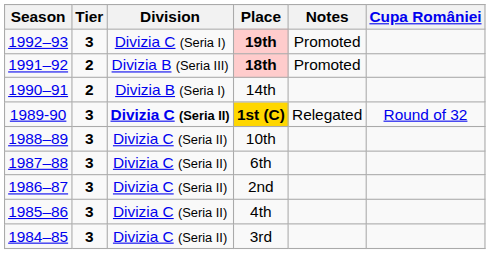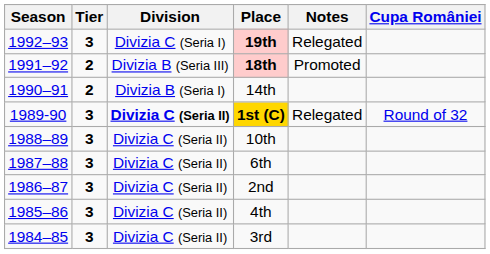(327, 41) Promoted -> (327, 41) Relegated
